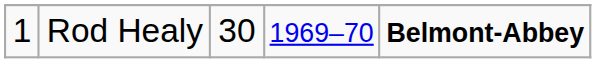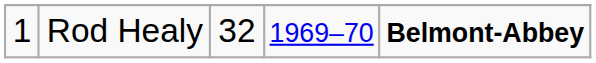(237, 31) 30 -> (237, 31) 32
